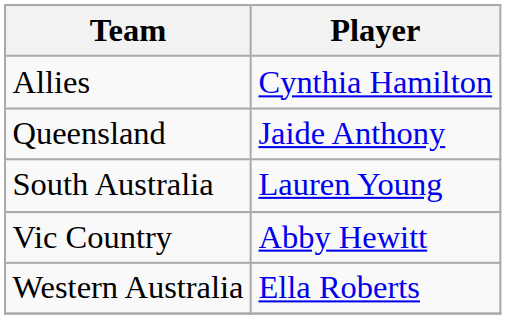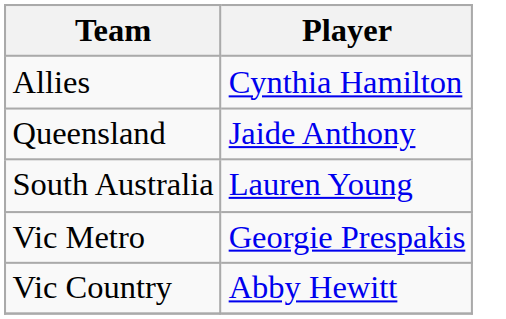+ row: (79, 236)
- row: (128, 287)
